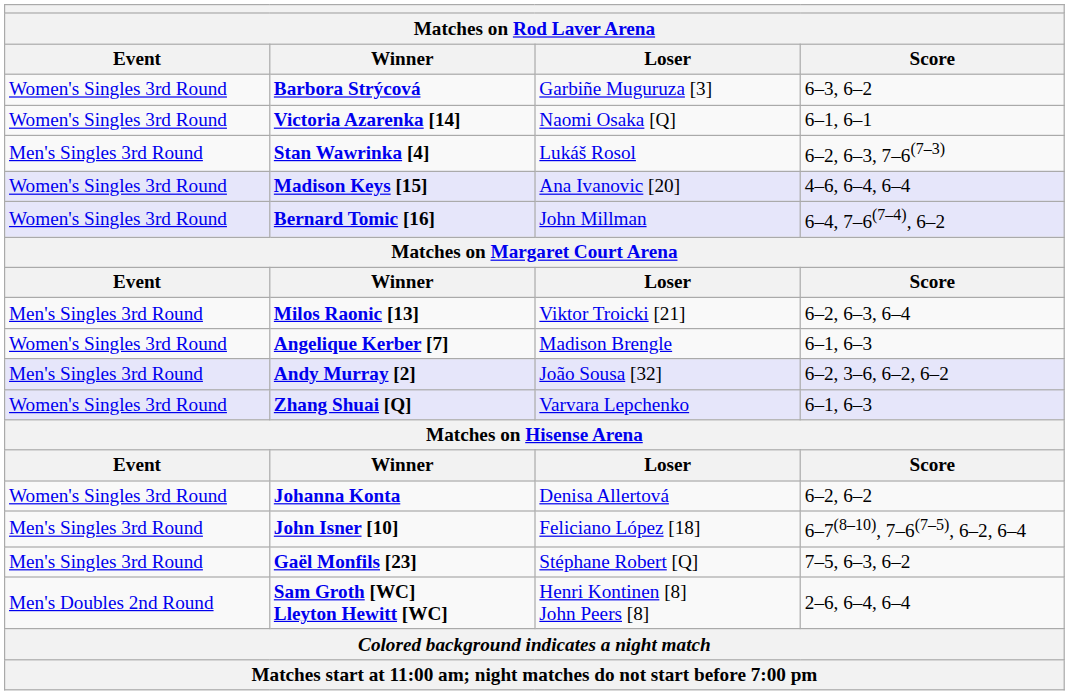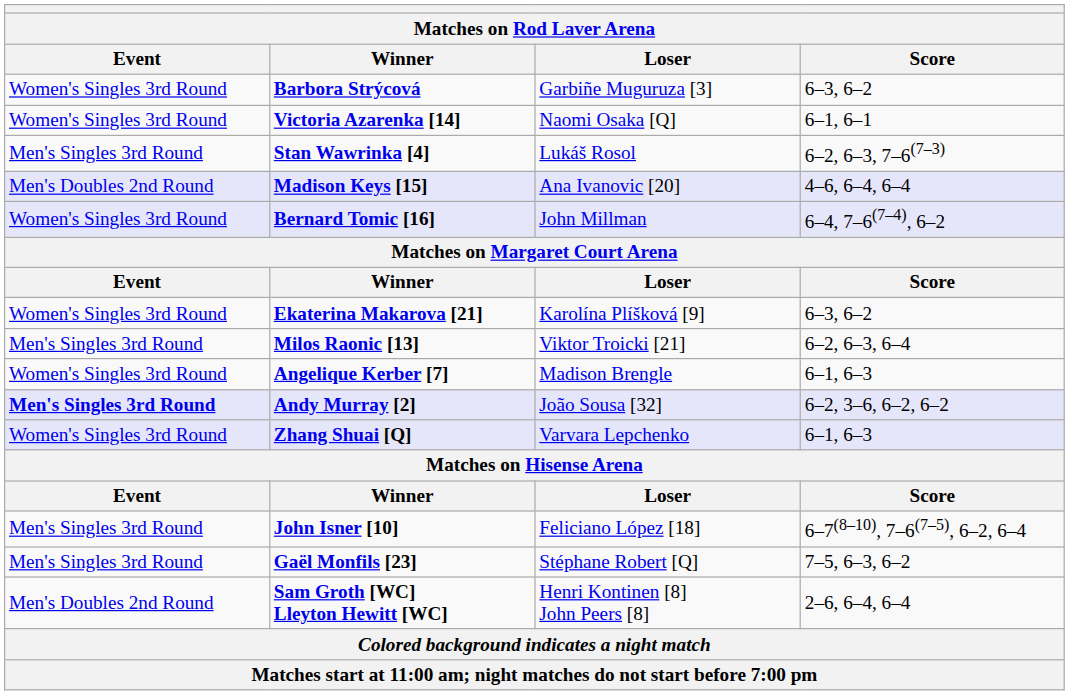(118, 186) Women's Singles 3rd Round -> (111, 186) Men's Doubles 2nd Round
+ row: (378, 313)
(106, 373) normal -> (112, 404) bold
- row: (337, 495)
